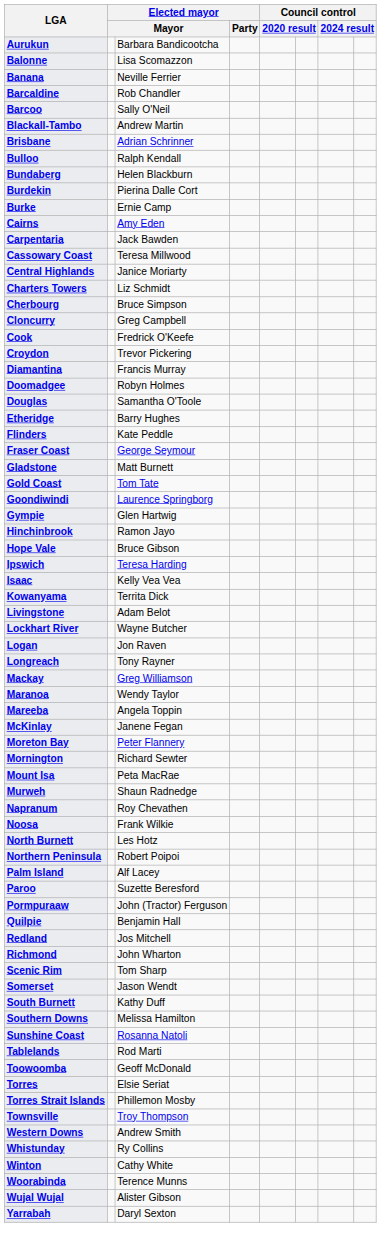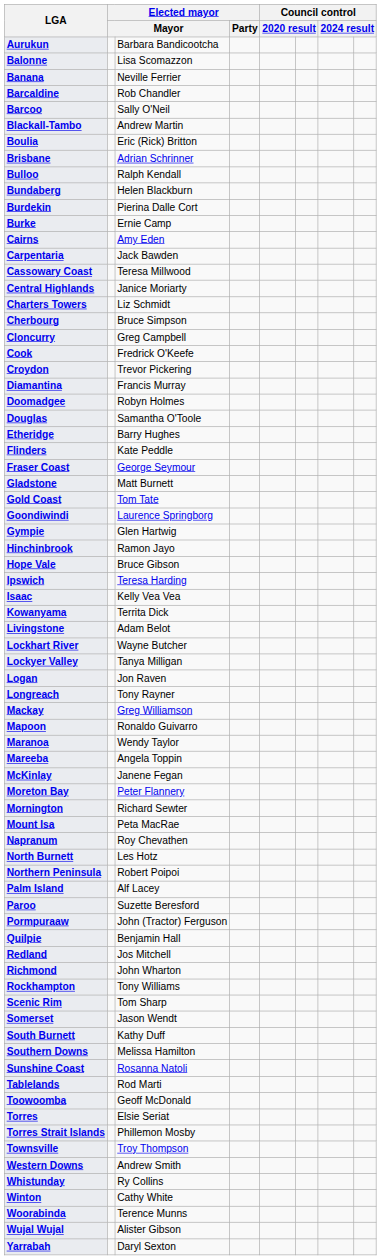+ row: (22, 142)
+ row: (42, 662)
+ row: (26, 727)
- row: (26, 792)
- row: (22, 824)
+ row: (41, 987)
